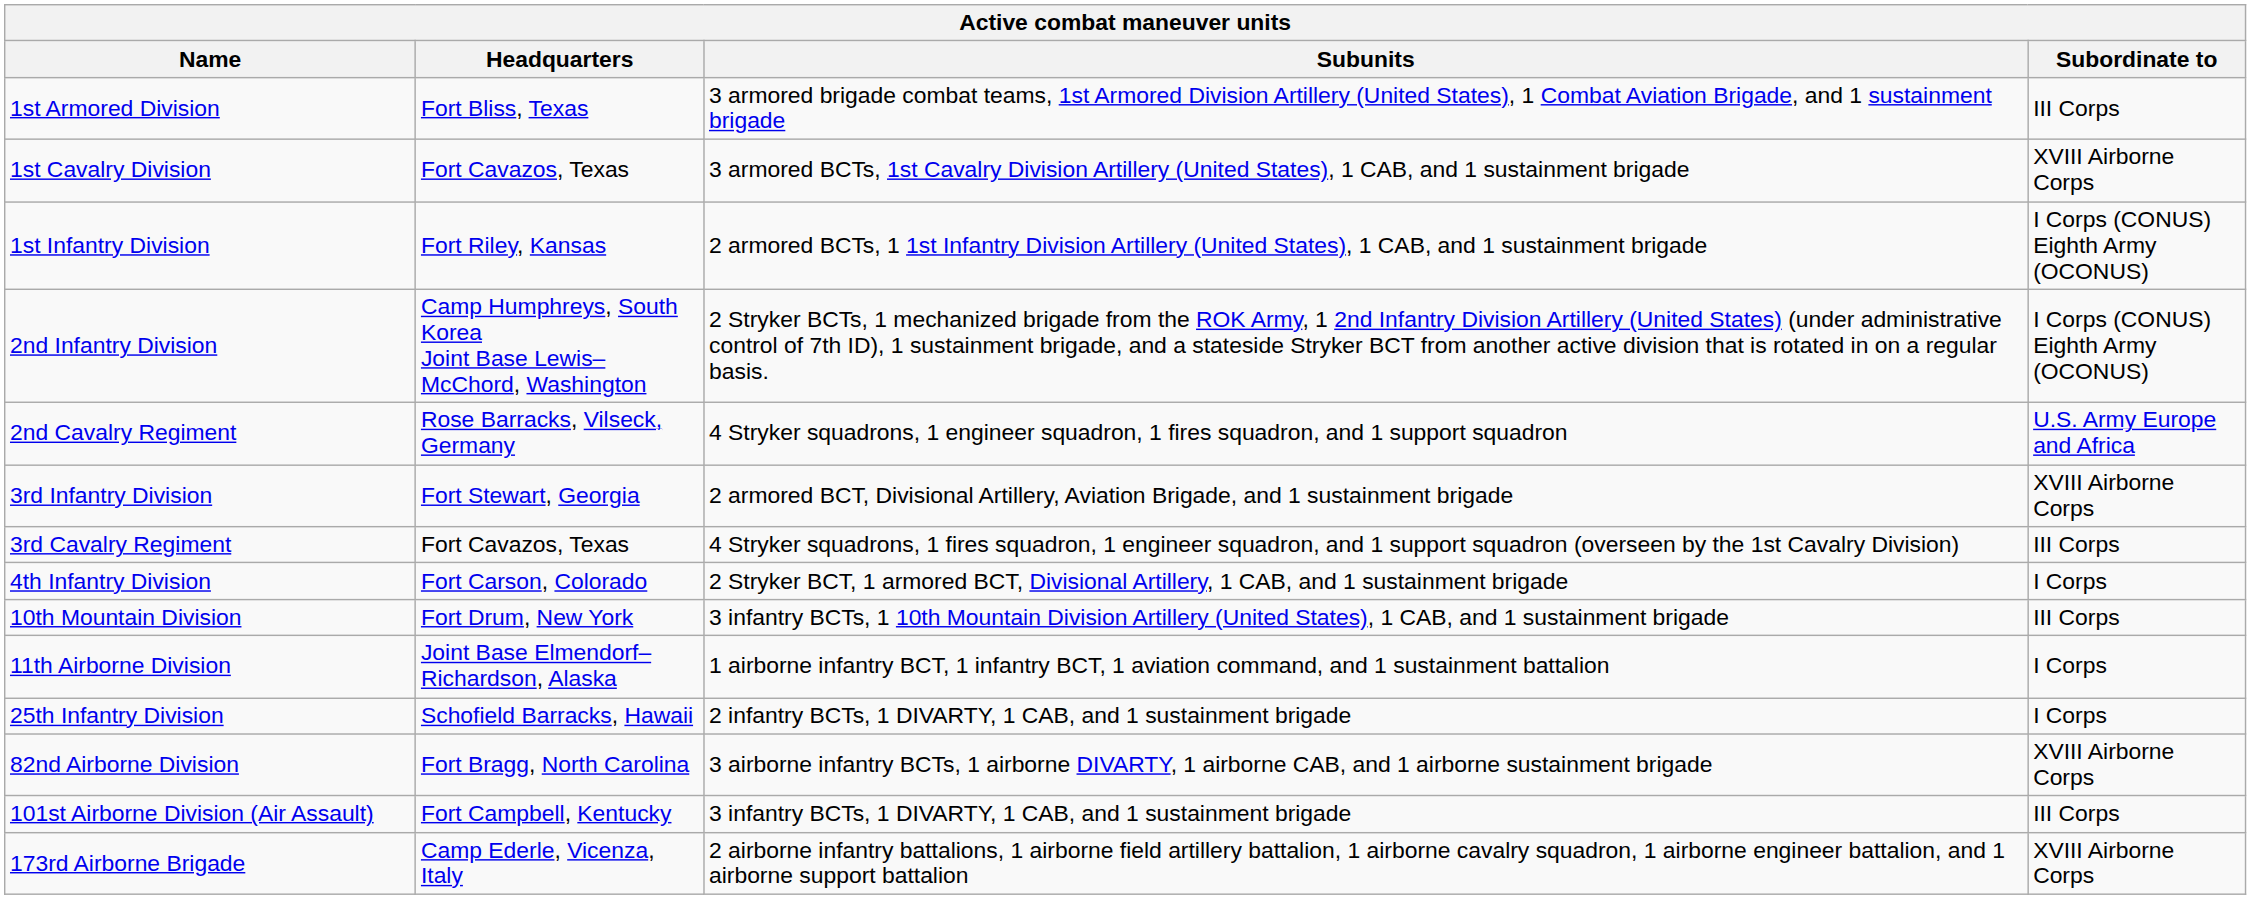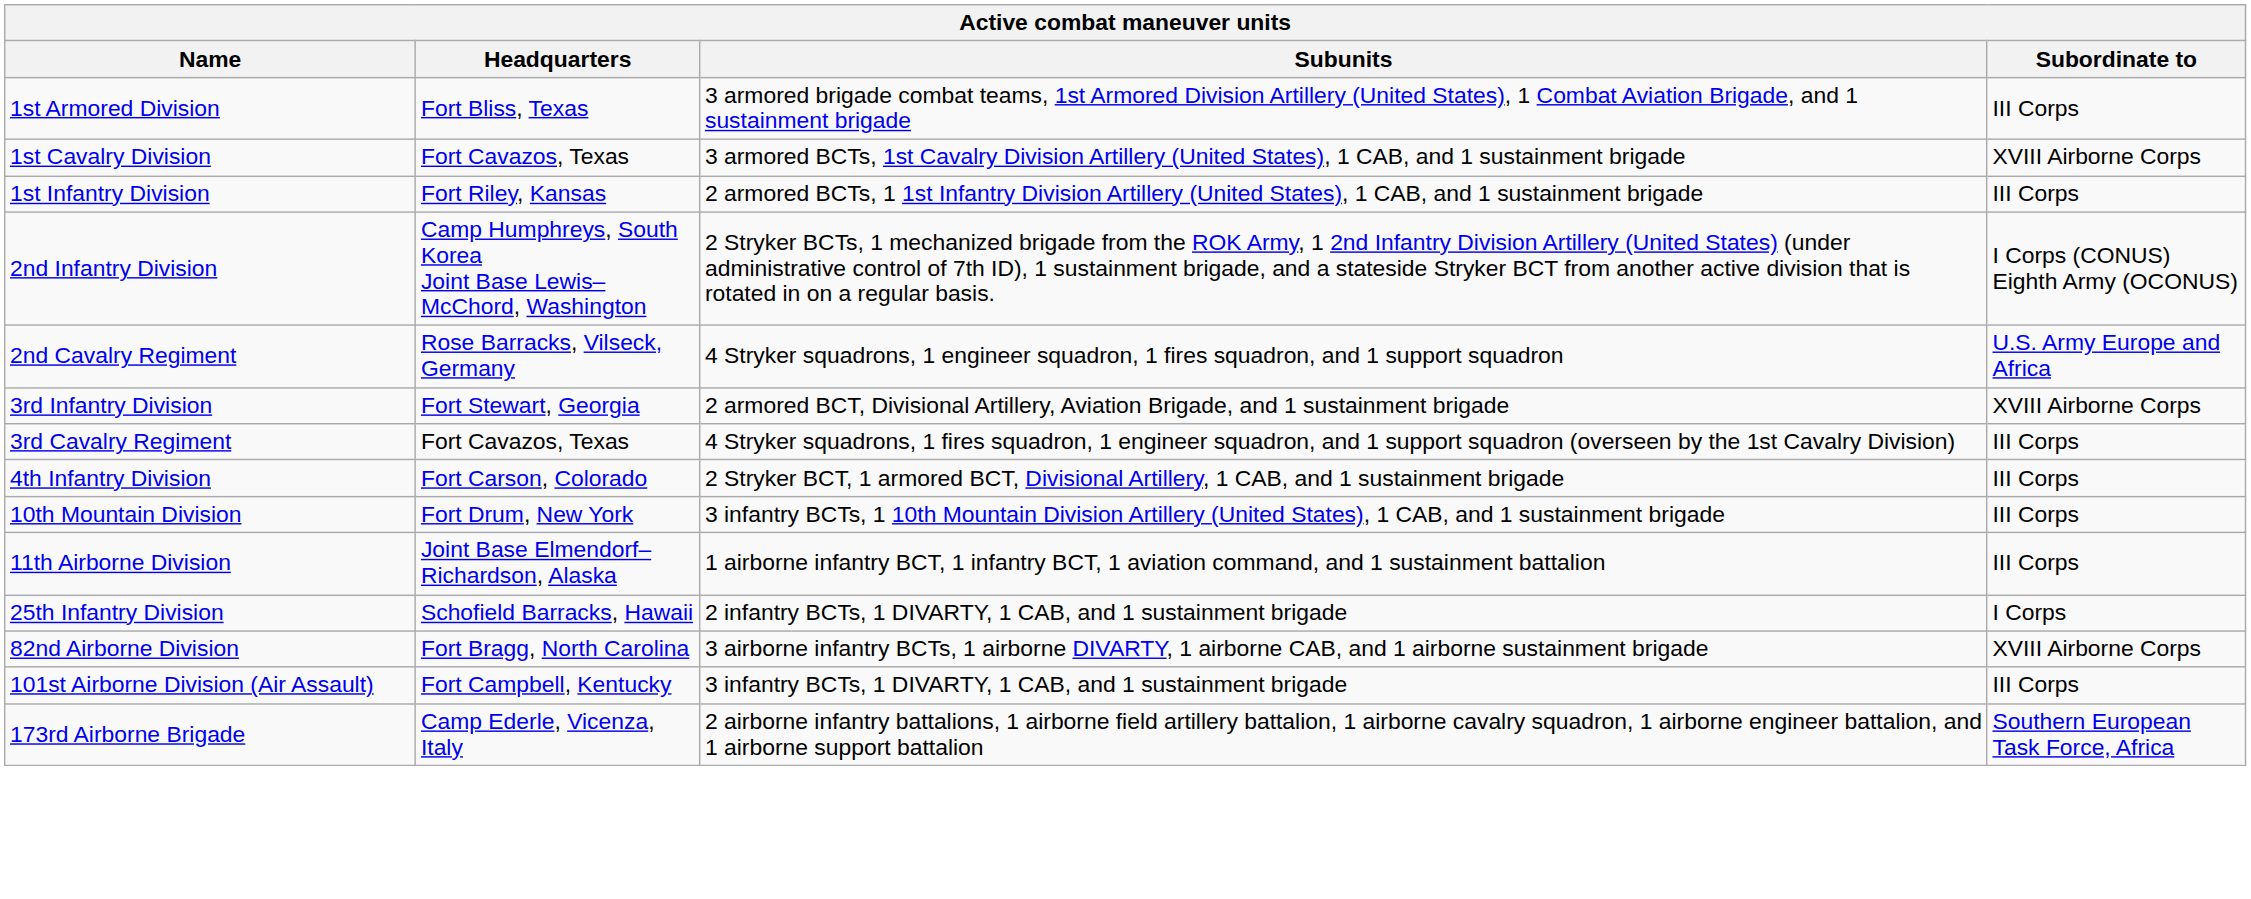(2122, 245) I Corps (CONUS) Eighth Army (OCONUS) -> (2036, 193) III Corps
(2070, 580) I Corps -> (2036, 477) III Corps
(2070, 666) I Corps -> (2036, 563) III Corps
(2104, 862) XVIII Airborne Corps -> (2092, 734) Southern European Task Force, Africa
